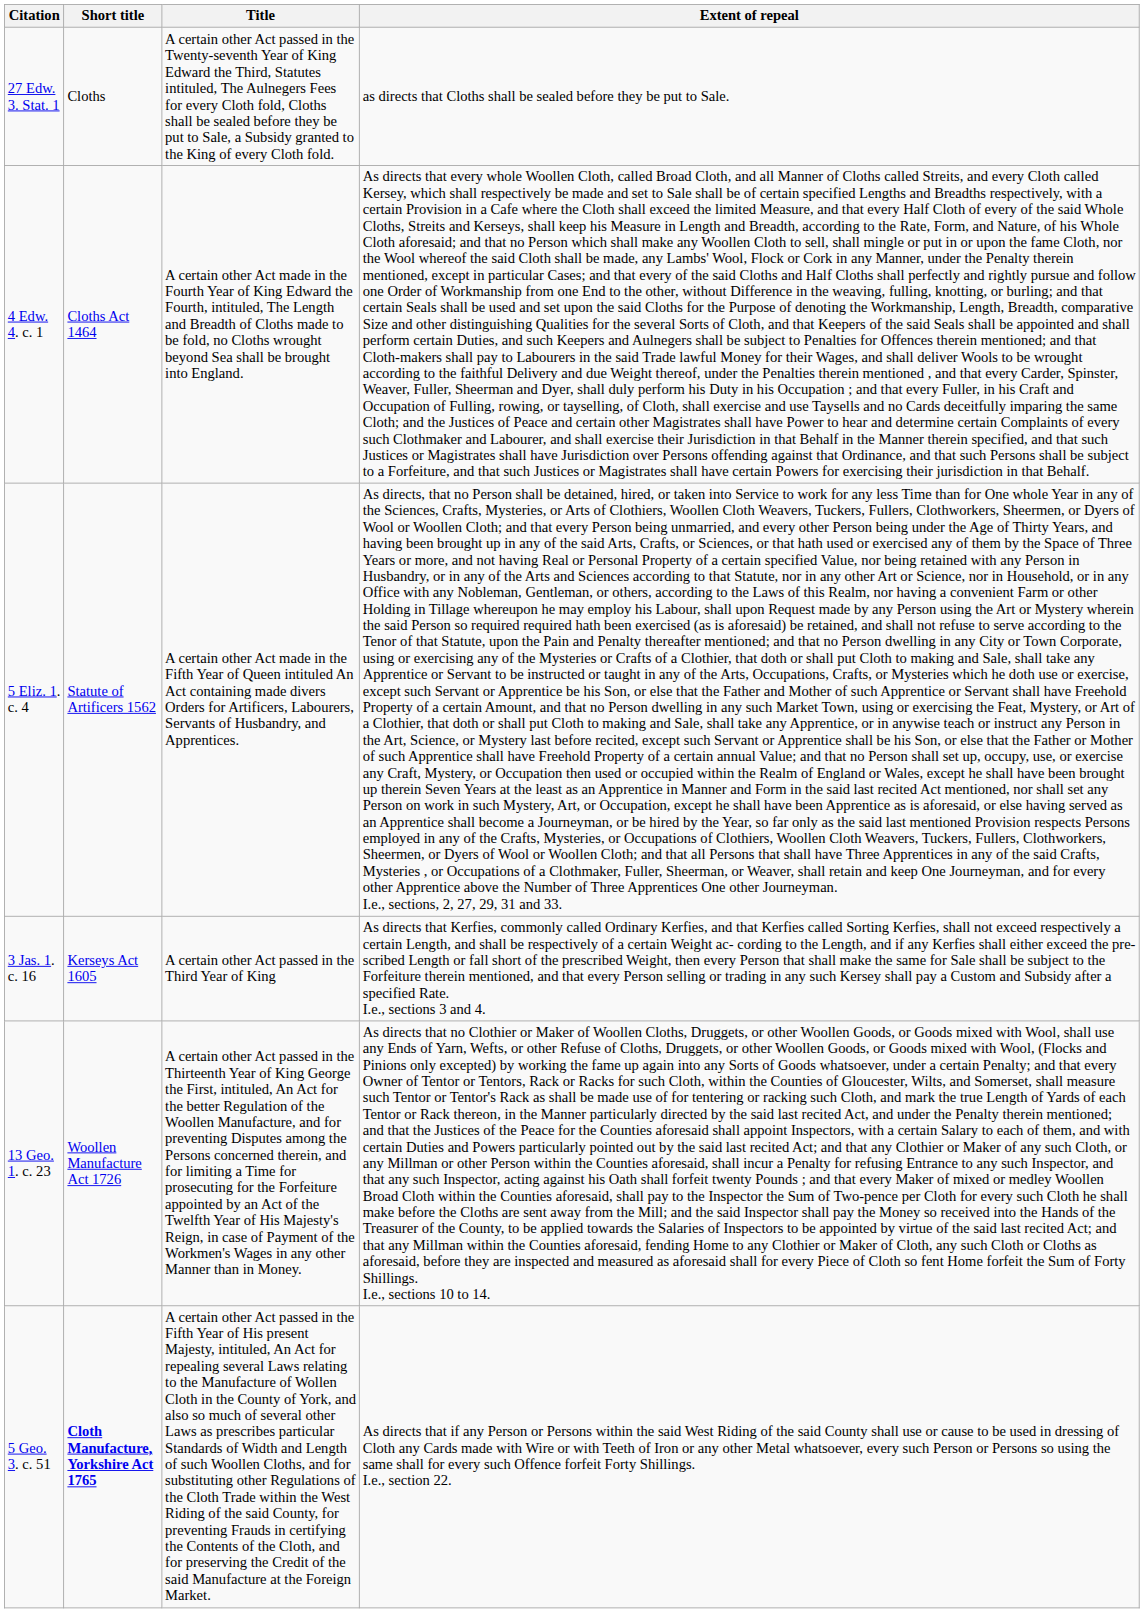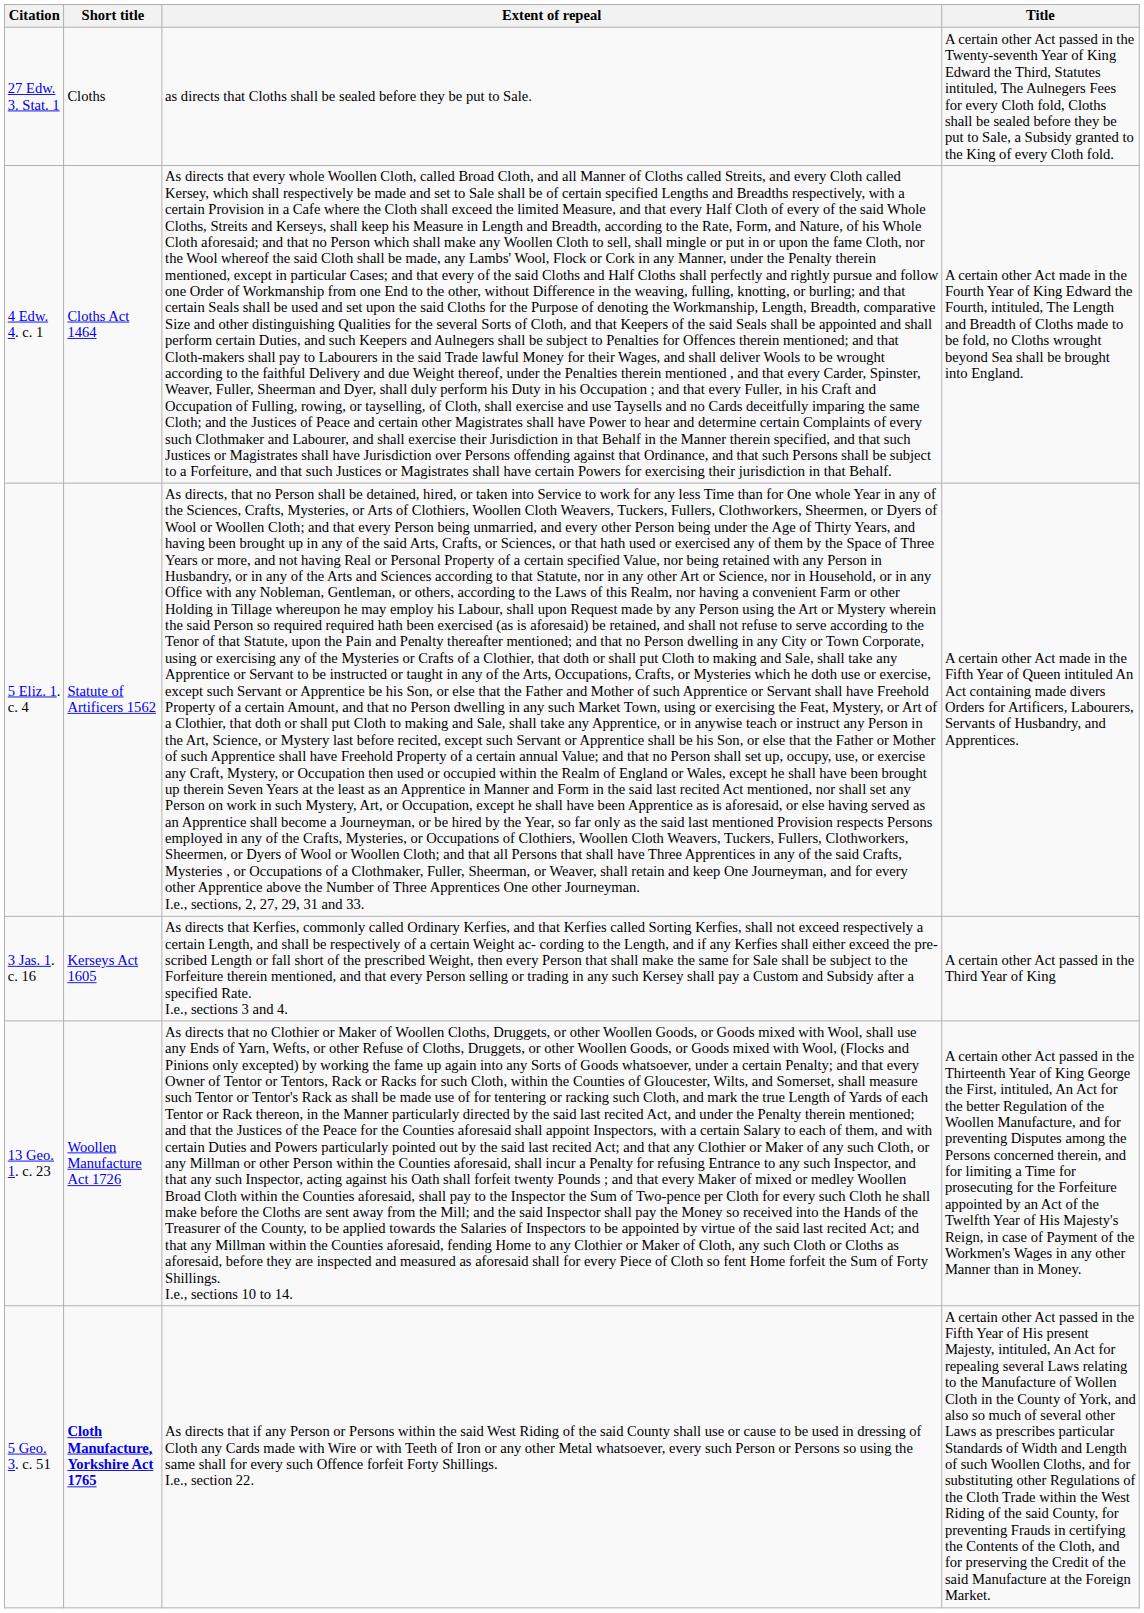columns swapped: (261, 16) <-> (749, 16)
